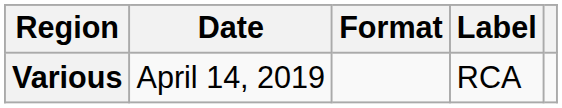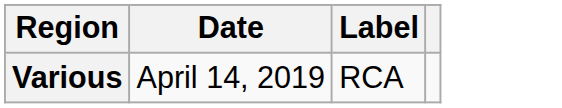- column: (391, 28)
